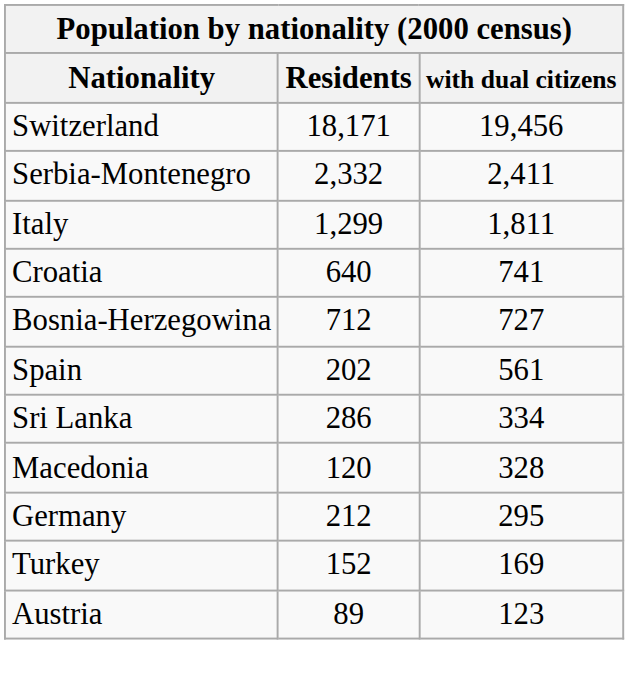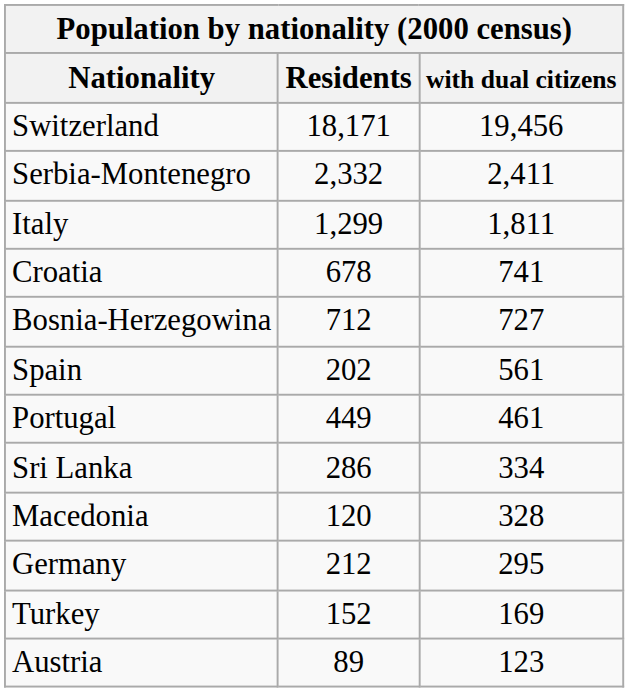(349, 272) 640 -> (349, 272) 678
+ row: (64, 418)
